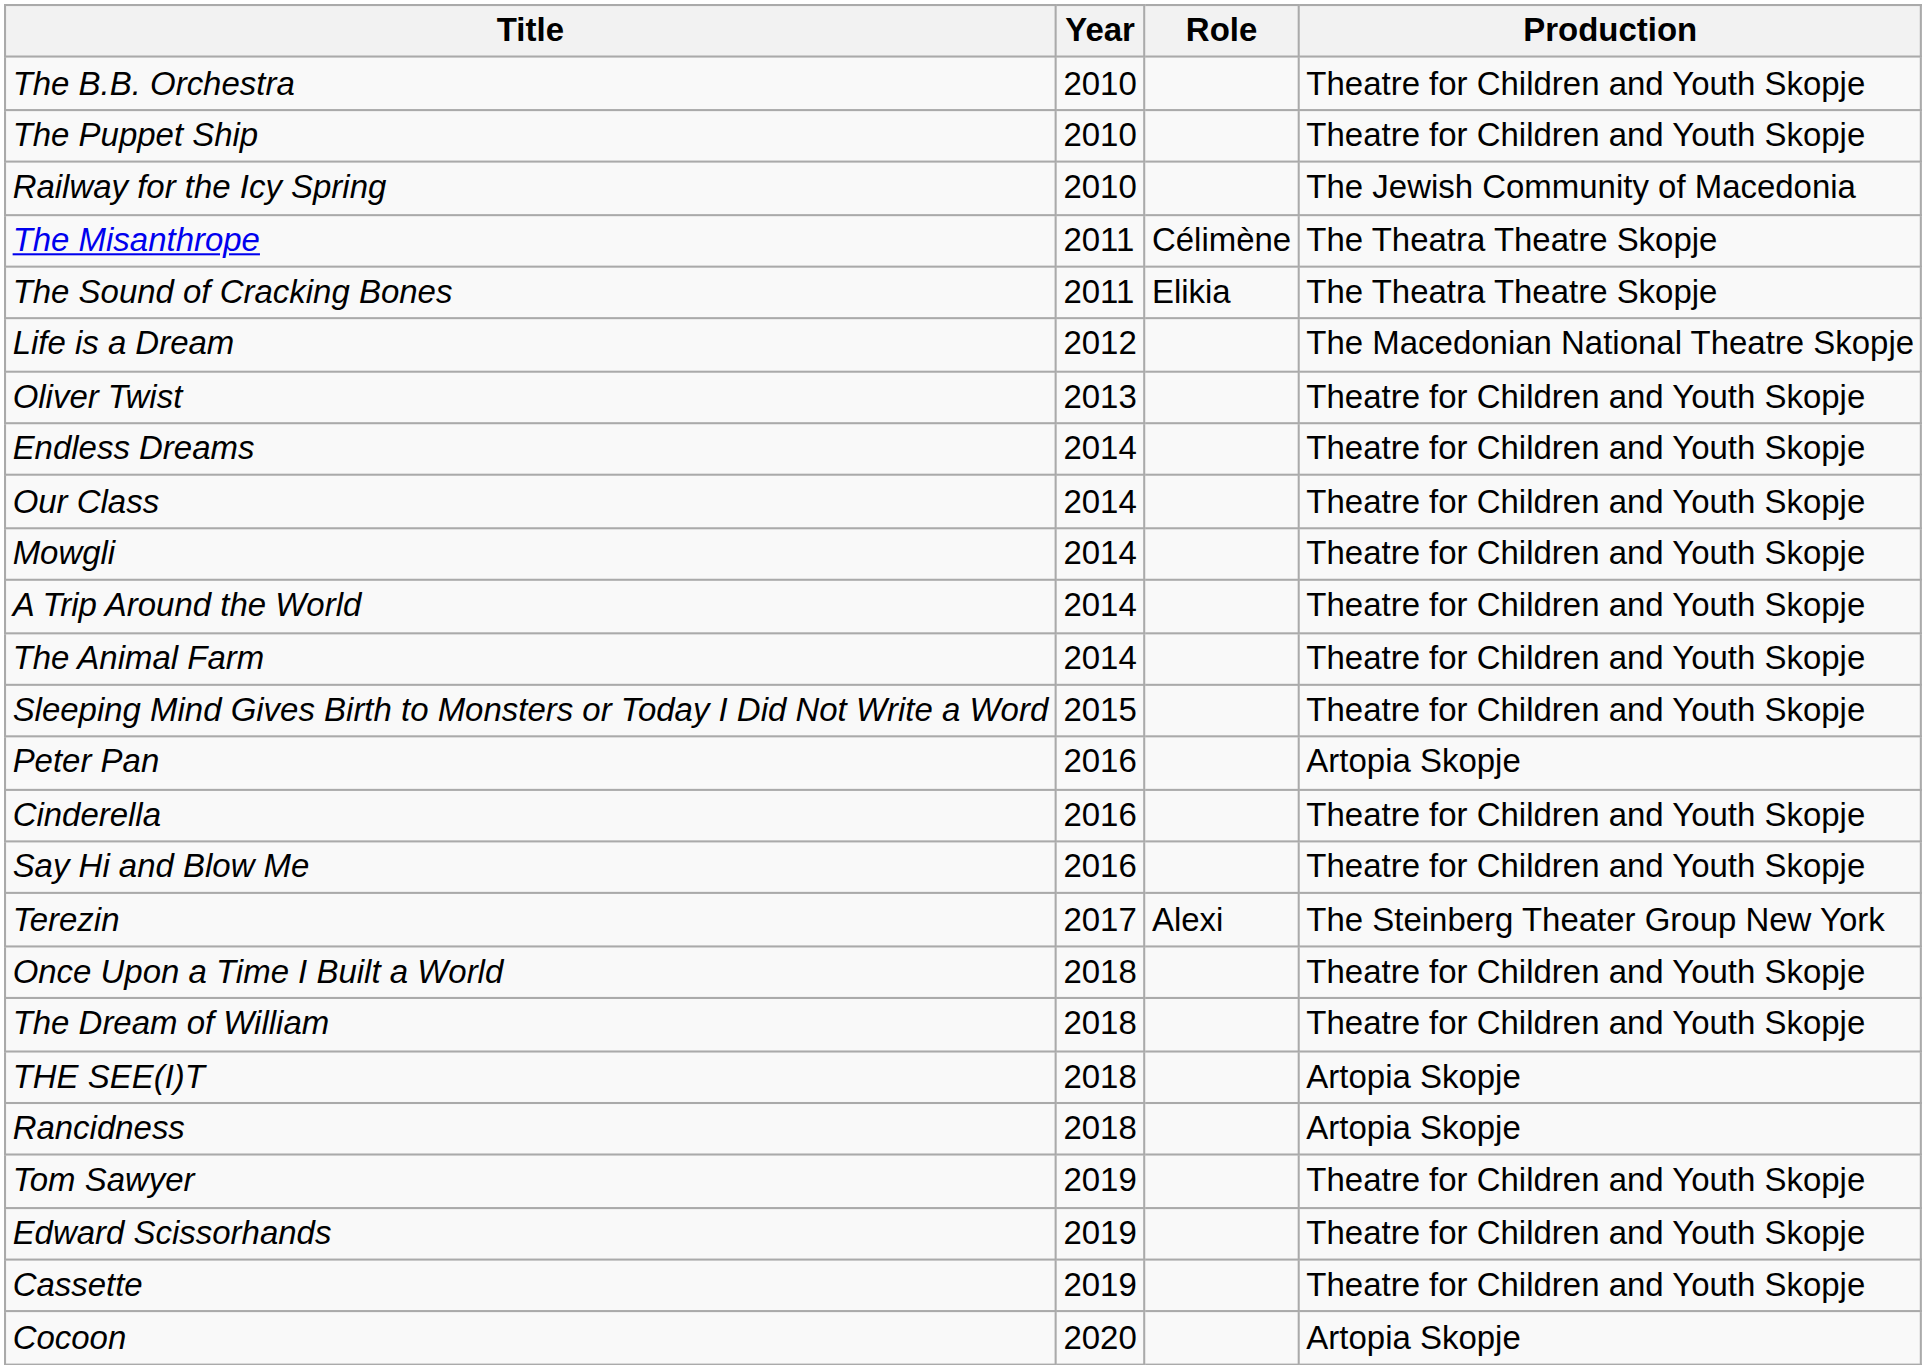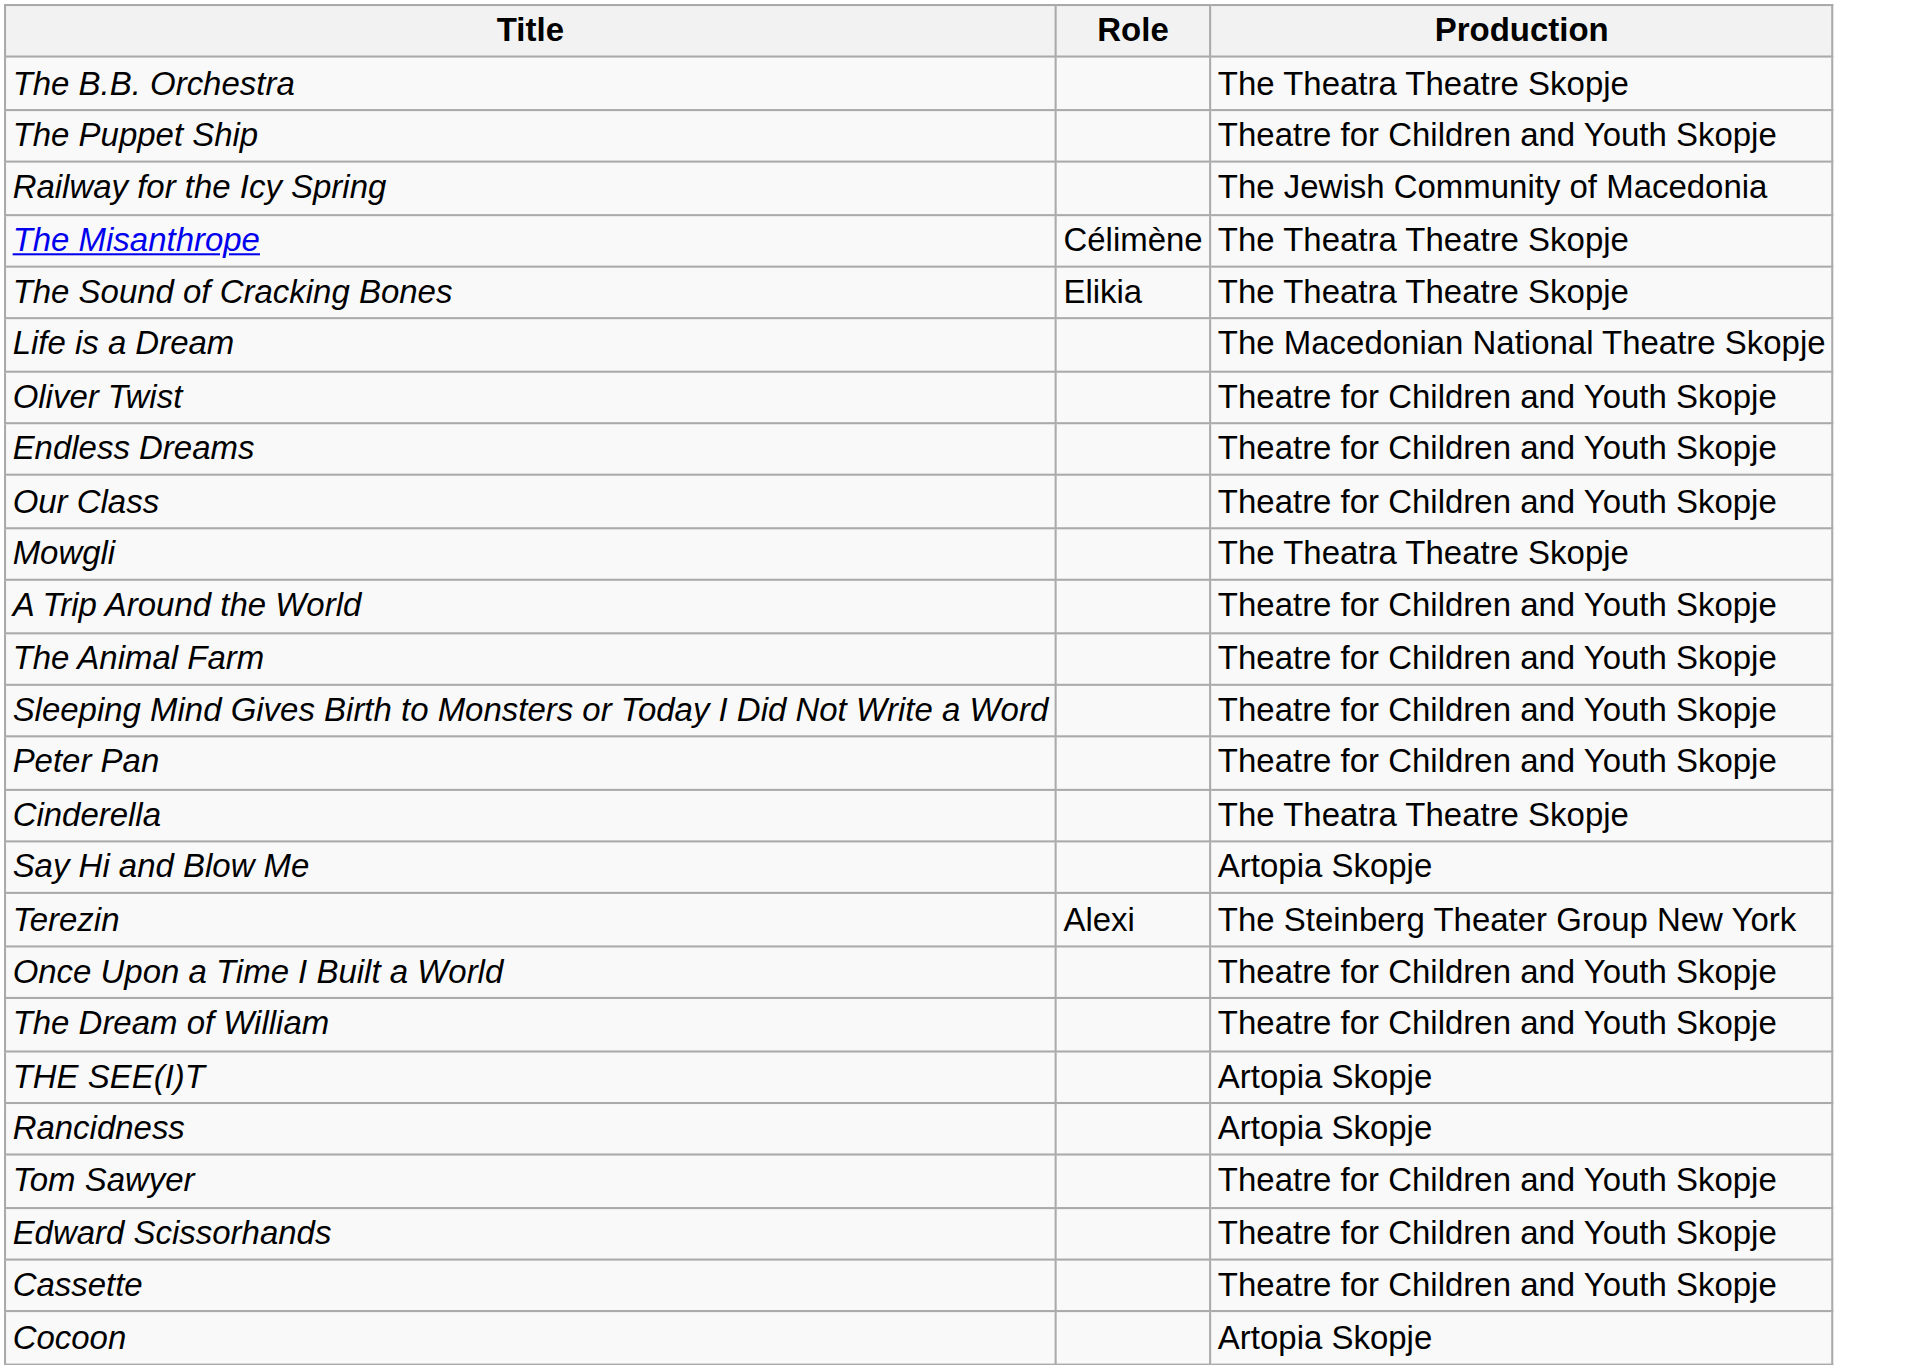- column: (1100, 30)
(1586, 82) Theatre for Children and Youth Skopje -> (1423, 82) The Theatra Theatre Skopje
(1586, 553) Theatre for Children and Youth Skopje -> (1423, 553) The Theatra Theatre Skopje
(1414, 762) Artopia Skopje -> (1497, 762) Theatre for Children and Youth Skopje
(1586, 814) Theatre for Children and Youth Skopje -> (1423, 814) The Theatra Theatre Skopje
(1586, 866) Theatre for Children and Youth Skopje -> (1325, 866) Artopia Skopje
